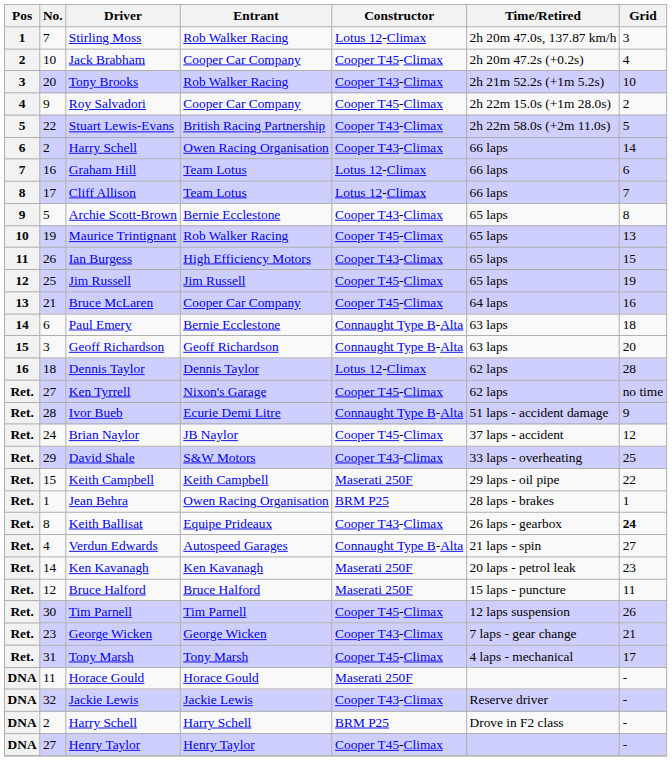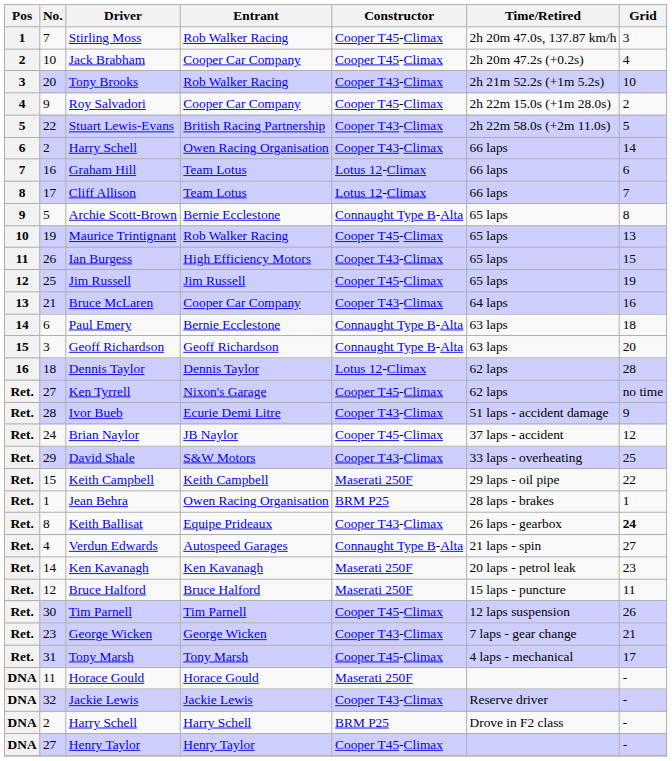(381, 38) Lotus 12-Climax -> (389, 38) Cooper T45-Climax
(389, 214) Cooper T43-Climax -> (399, 214) Connaught Type B-Alta
(389, 303) Cooper T45-Climax -> (389, 303) Cooper T43-Climax
(399, 413) Connaught Type B-Alta -> (389, 413) Cooper T43-Climax
